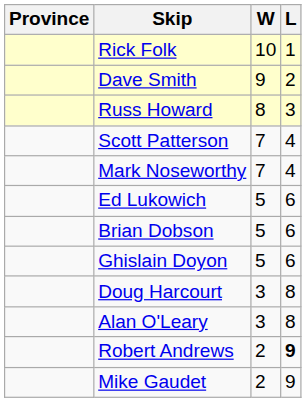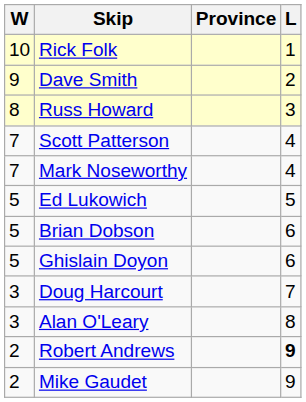columns swapped: (49, 19) <-> (266, 19)
(290, 200) 6 -> (290, 200) 5
(290, 291) 8 -> (290, 291) 7
